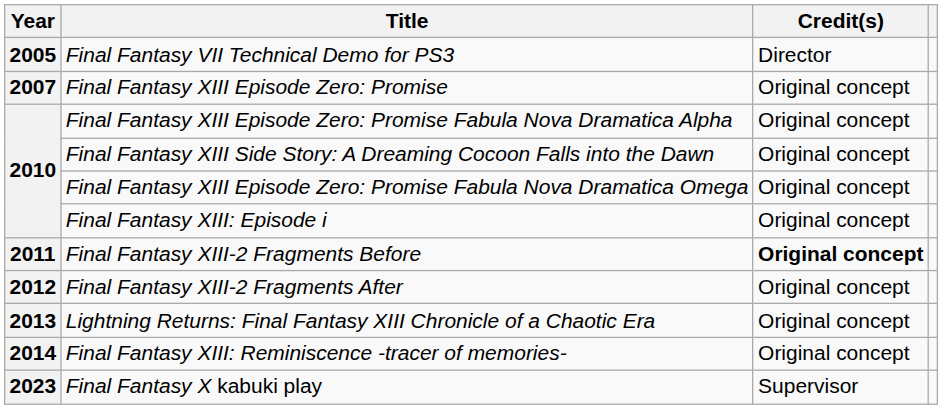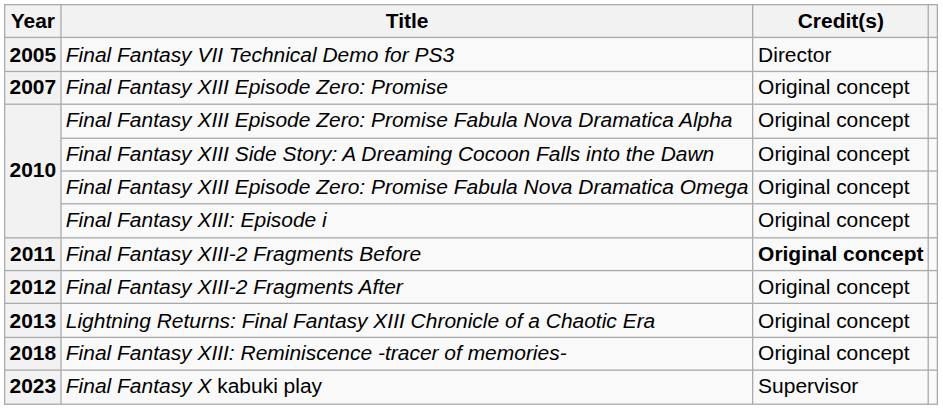(33, 353) 2014 -> (33, 353) 2018
